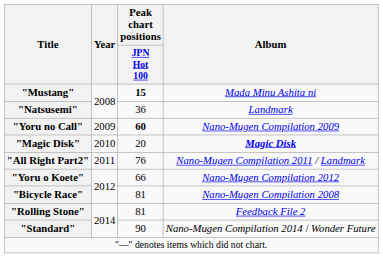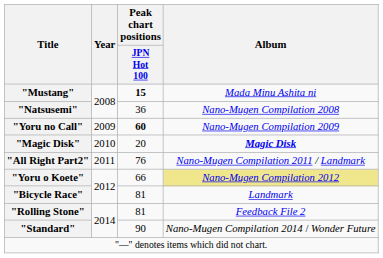(271, 109) Landmark -> (271, 109) Nano-Mugen Compilation 2008
(271, 177) no background -> (271, 177) khaki background
(271, 194) Nano-Mugen Compilation 2008 -> (271, 194) Landmark
